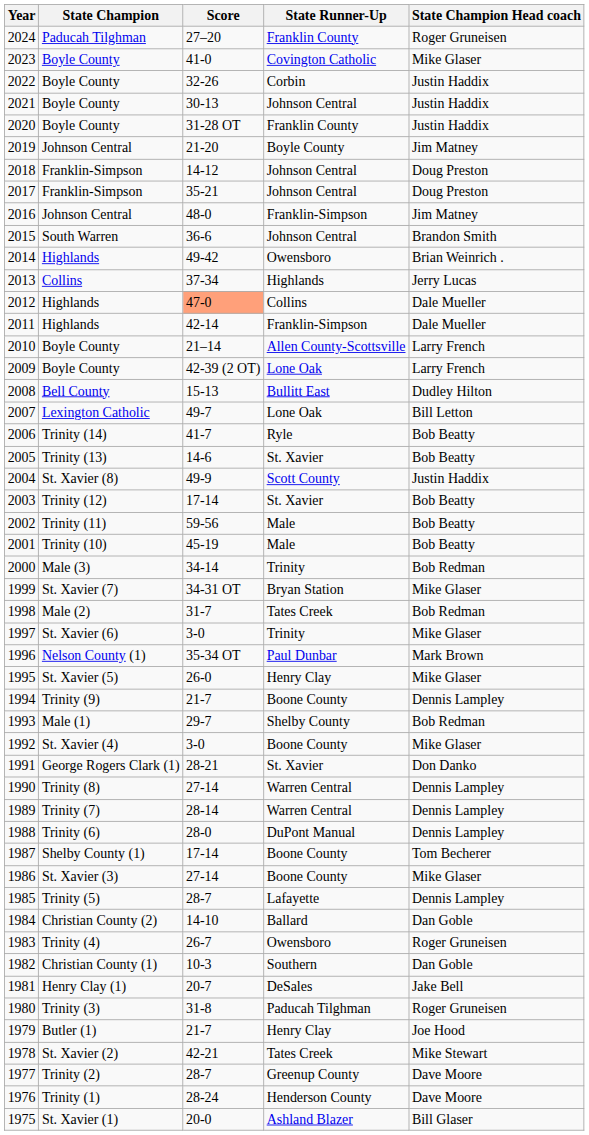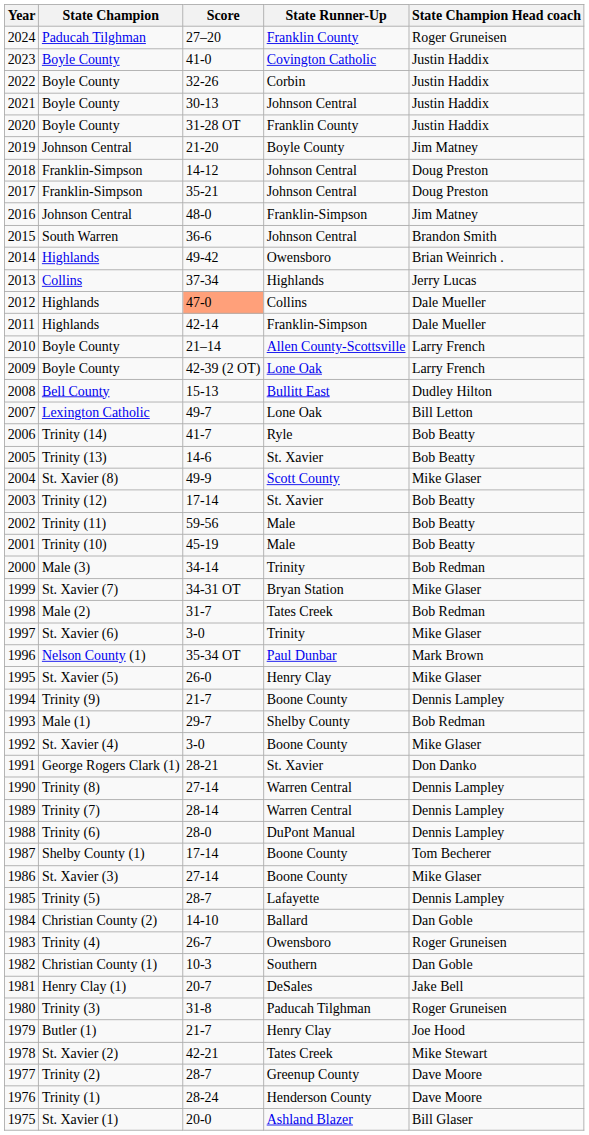(447, 59) Mike Glaser -> (450, 59) Justin Haddix
(450, 479) Justin Haddix -> (447, 479) Mike Glaser
